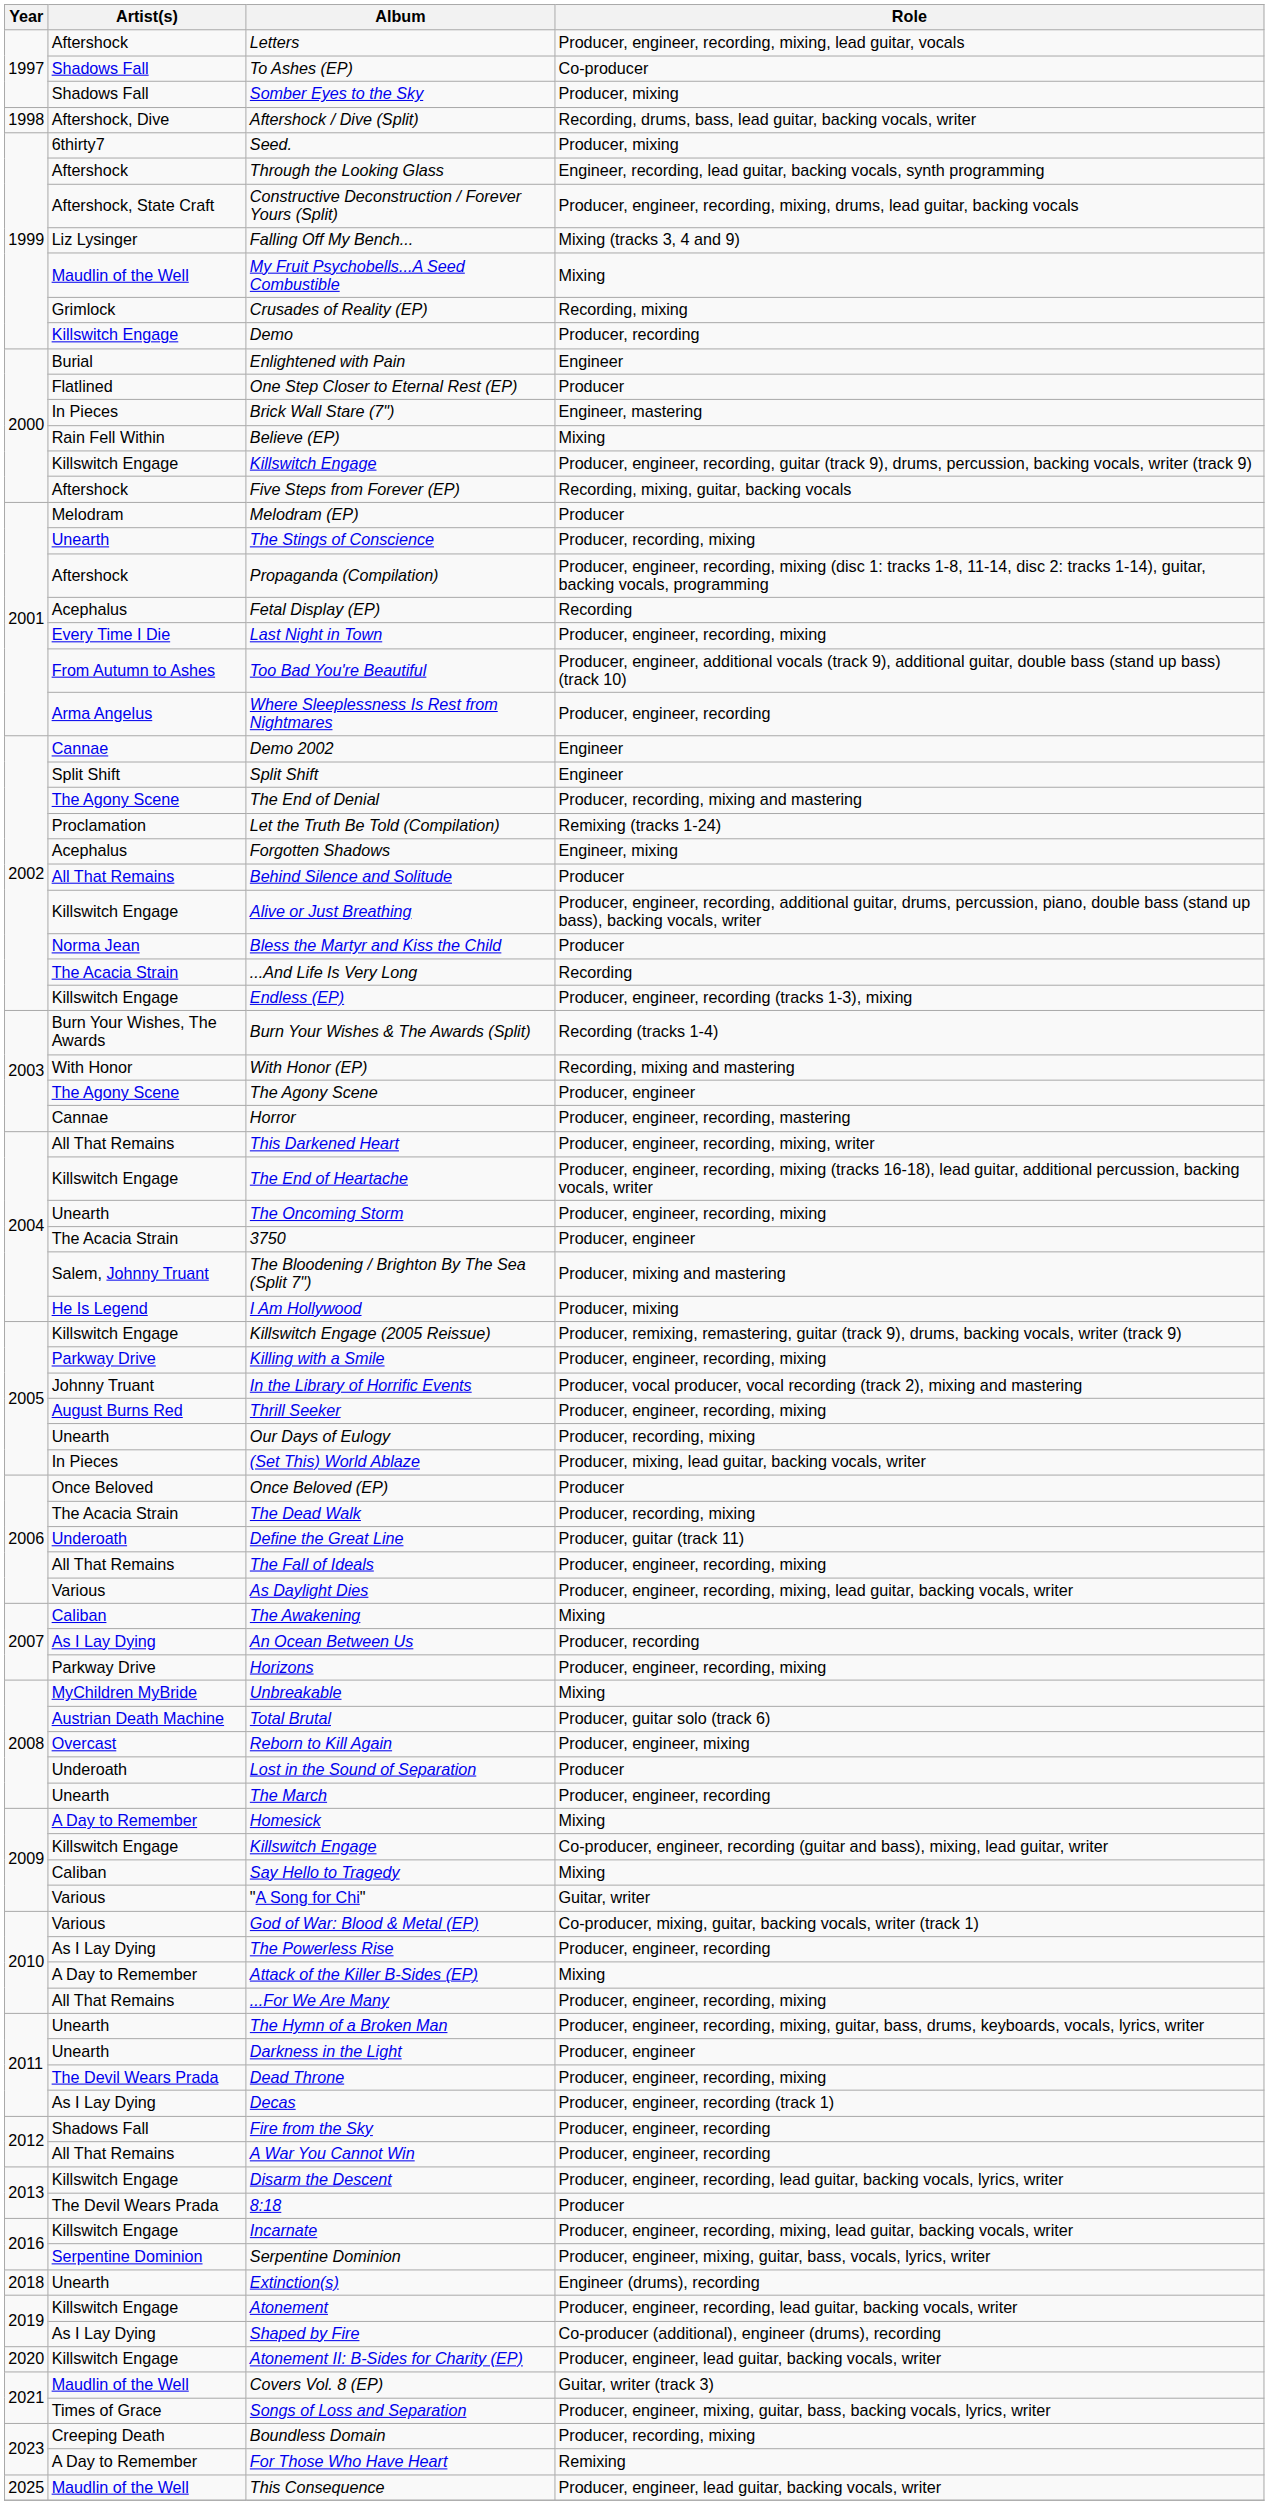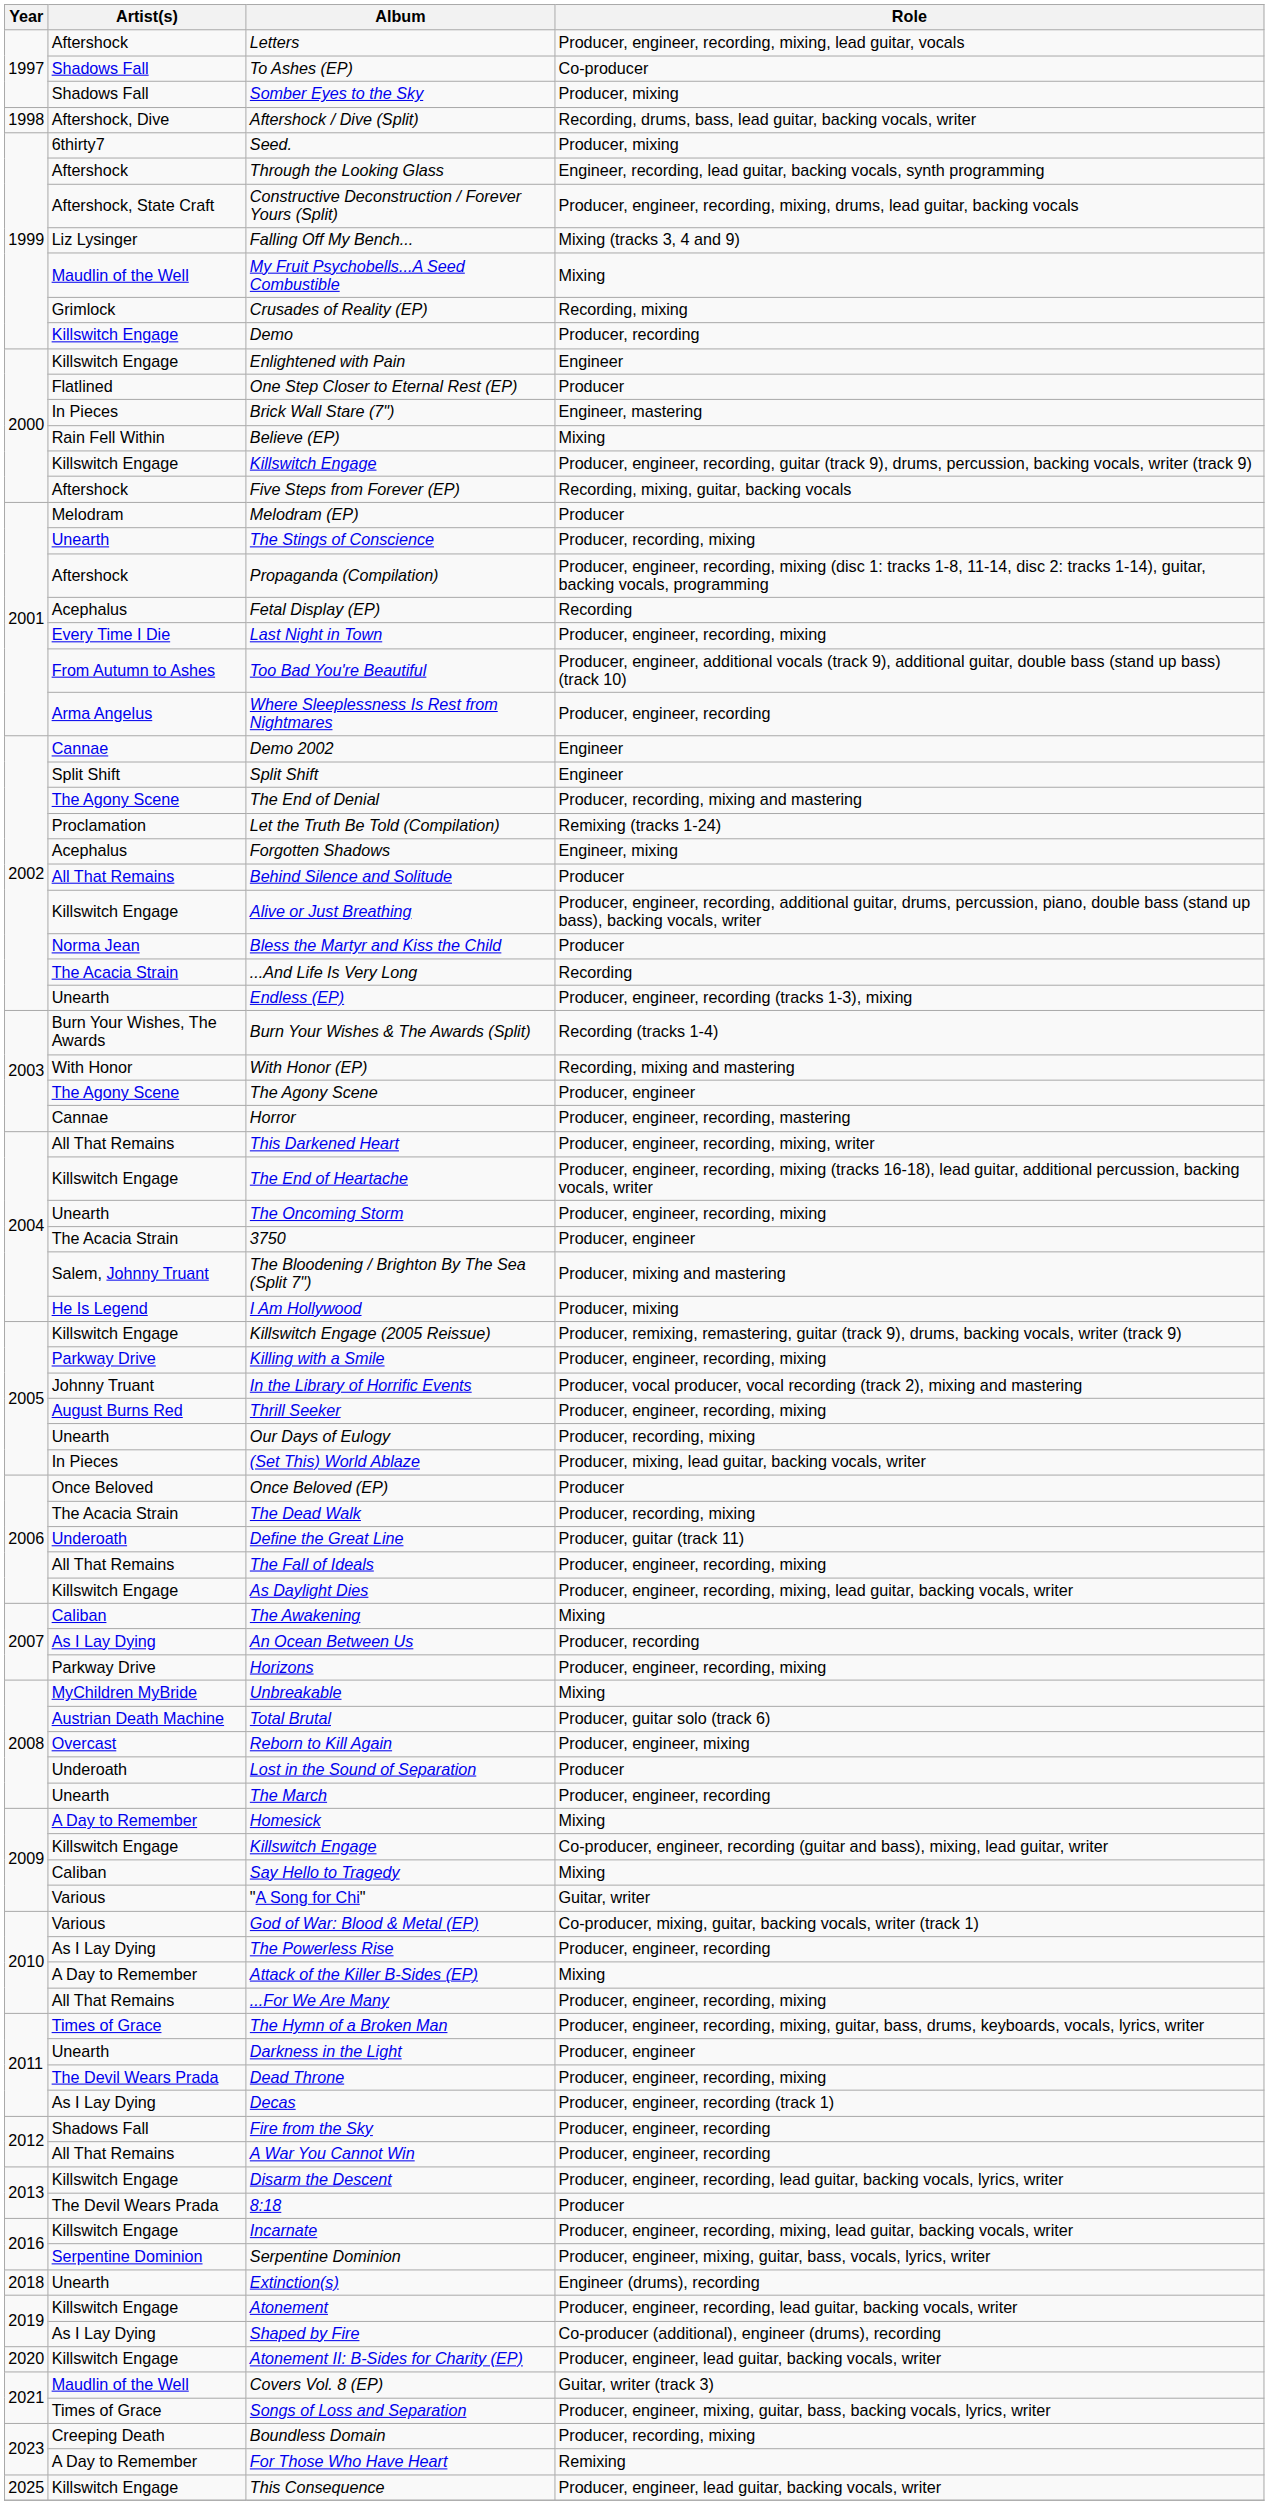(72, 361) Burial -> (115, 361) Killswitch Engage
(115, 997) Killswitch Engage -> (80, 997) Unearth
(78, 1590) Various -> (115, 1590) Killswitch Engage
(80, 2026) Unearth -> (107, 2026) Times of Grace
(120, 2487) Maudlin of the Well -> (115, 2487) Killswitch Engage
